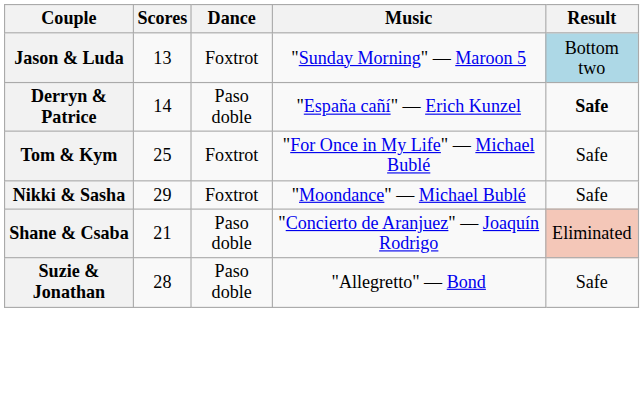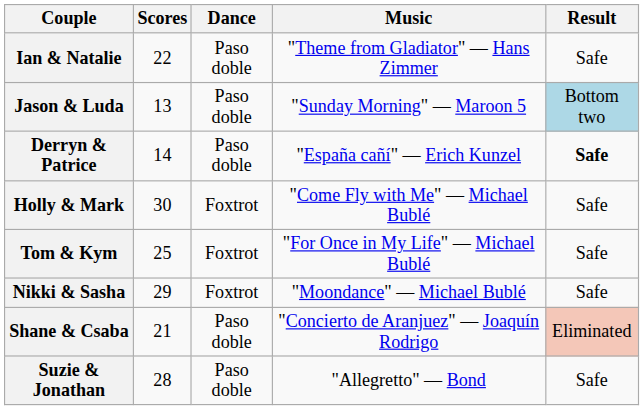+ row: (69, 57)
(232, 57) Foxtrot -> (232, 106) Paso doble
+ row: (69, 204)
